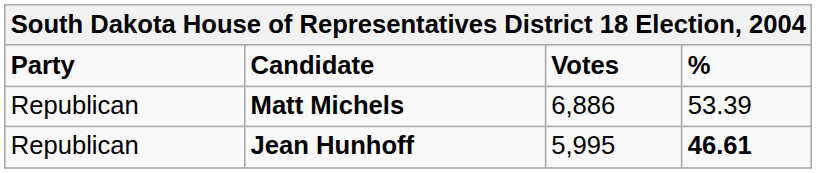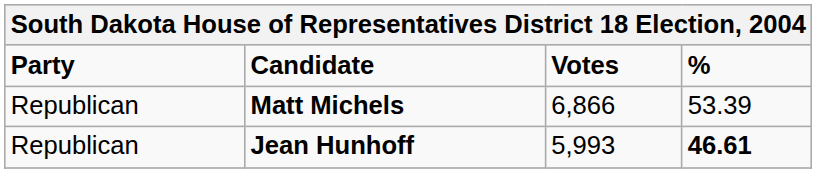(583, 106) 6,886 -> (583, 106) 6,866
(583, 146) 5,995 -> (583, 146) 5,993
